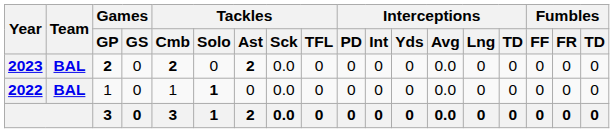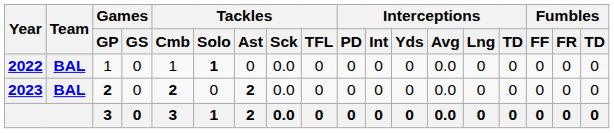rows swapped: (25, 90) <-> (25, 66)
